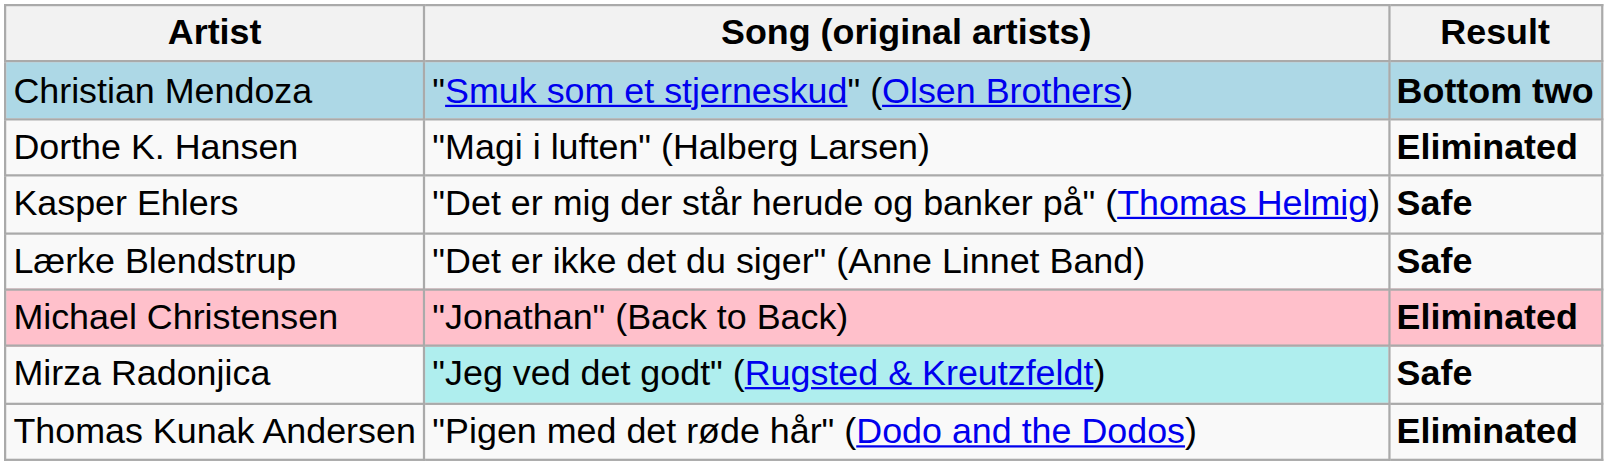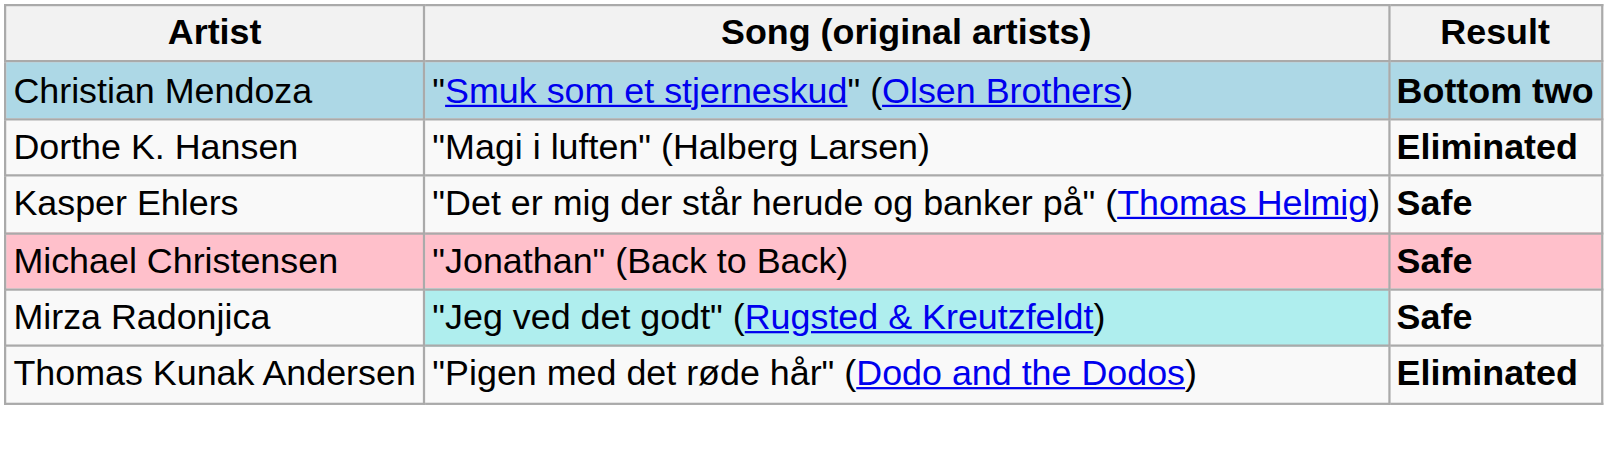- row: (155, 260)
(1487, 317) Eliminated -> (1434, 260) Safe
